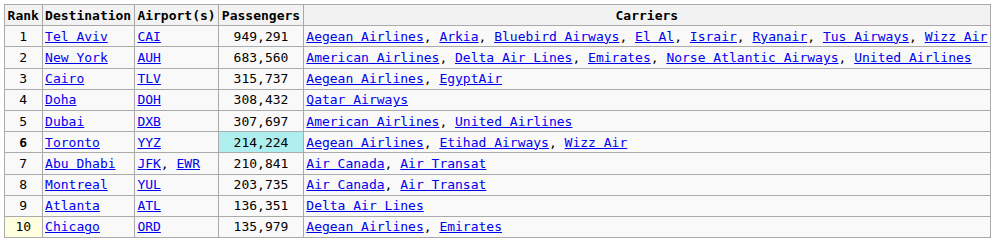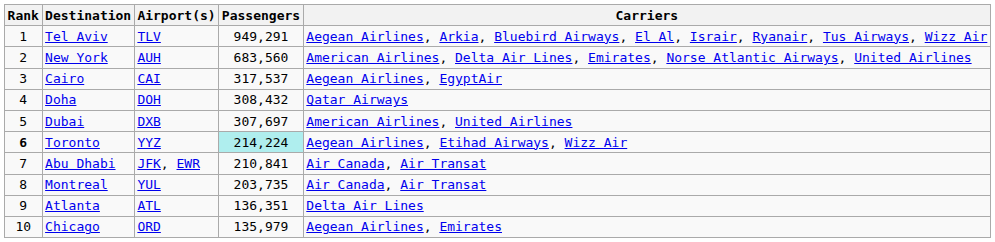(149, 36) CAI -> (149, 36) TLV
(149, 79) TLV -> (149, 79) CAI
(261, 79) 315,737 -> (261, 79) 317,537
(23, 227) lightyellow background -> (23, 227) no background
